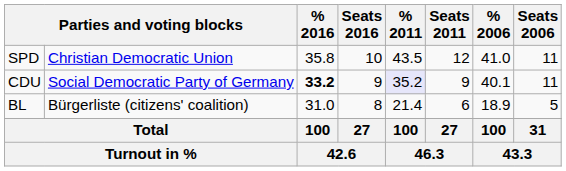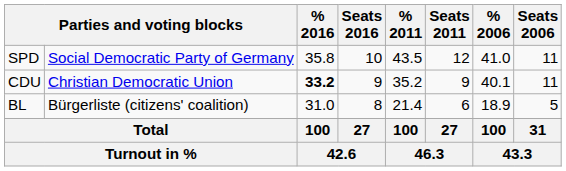(140, 57) Christian Democratic Union -> (171, 57) Social Democratic Party of Germany
(171, 81) Social Democratic Party of Germany -> (140, 81) Christian Democratic Union
(407, 81) lavender background -> (407, 81) no background
